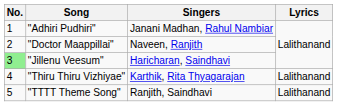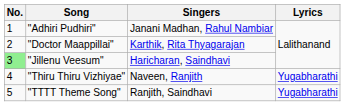(166, 45) Naveen, Ranjith -> (187, 45) Karthik, Rita Thyagarajan
(187, 77) Karthik, Rita Thyagarajan -> (166, 77) Naveen, Ranjith
(304, 77) Lalithanand -> (308, 77) Yugabharathi
(304, 93) Lalithanand -> (308, 93) Yugabharathi
